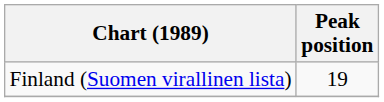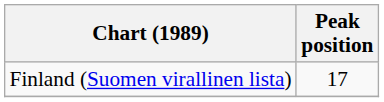(337, 79) 19 -> (337, 79) 17
